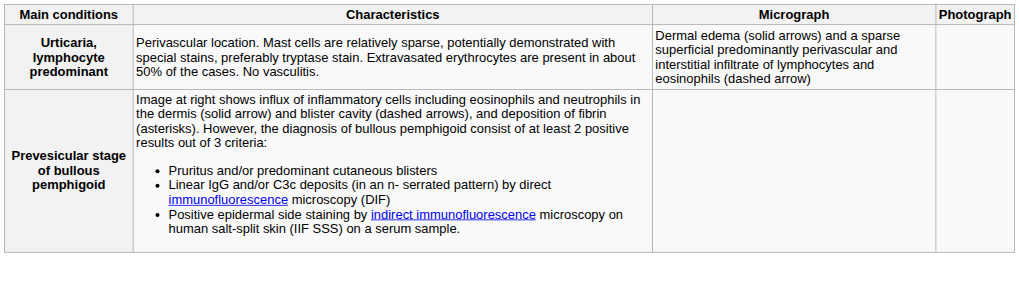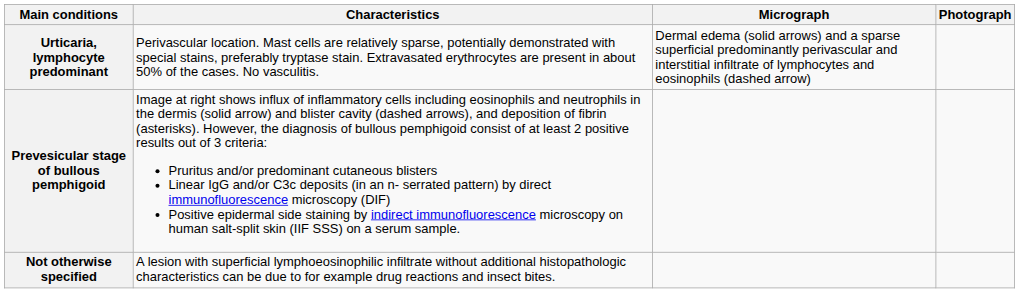+ row: (69, 270)
